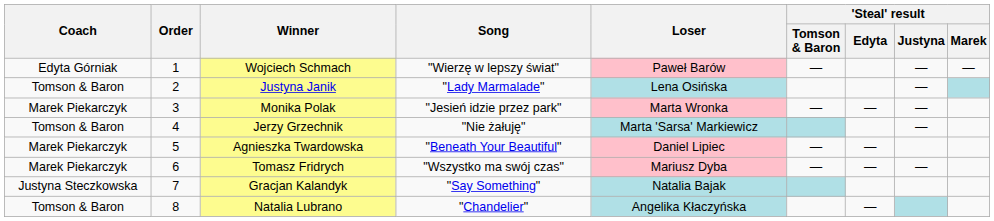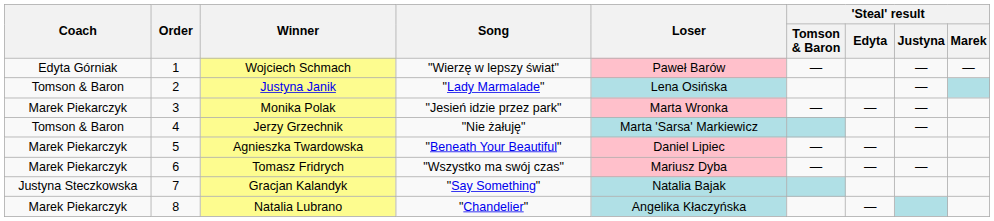(78, 206) Tomson & Baron -> (78, 206) Marek Piekarczyk
